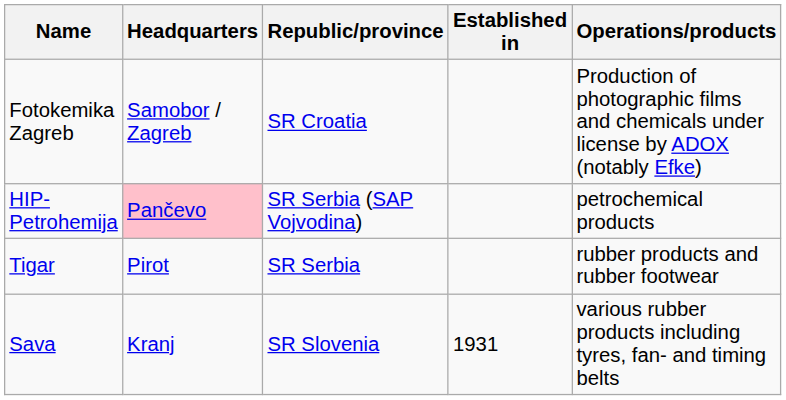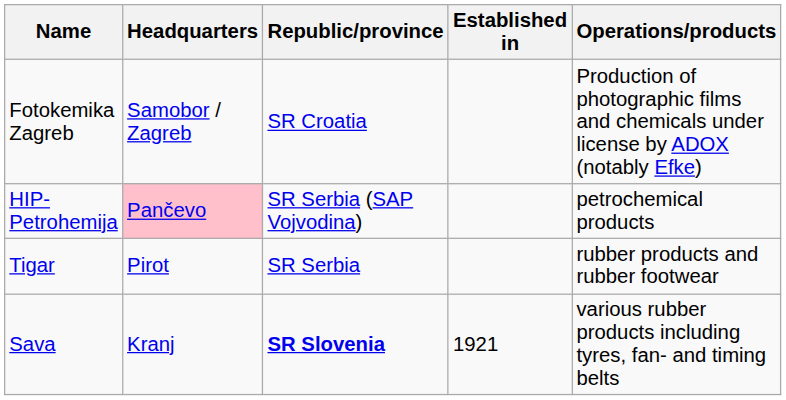(323, 343) normal -> (326, 343) bold
(476, 343) 1931 -> (476, 343) 1921
